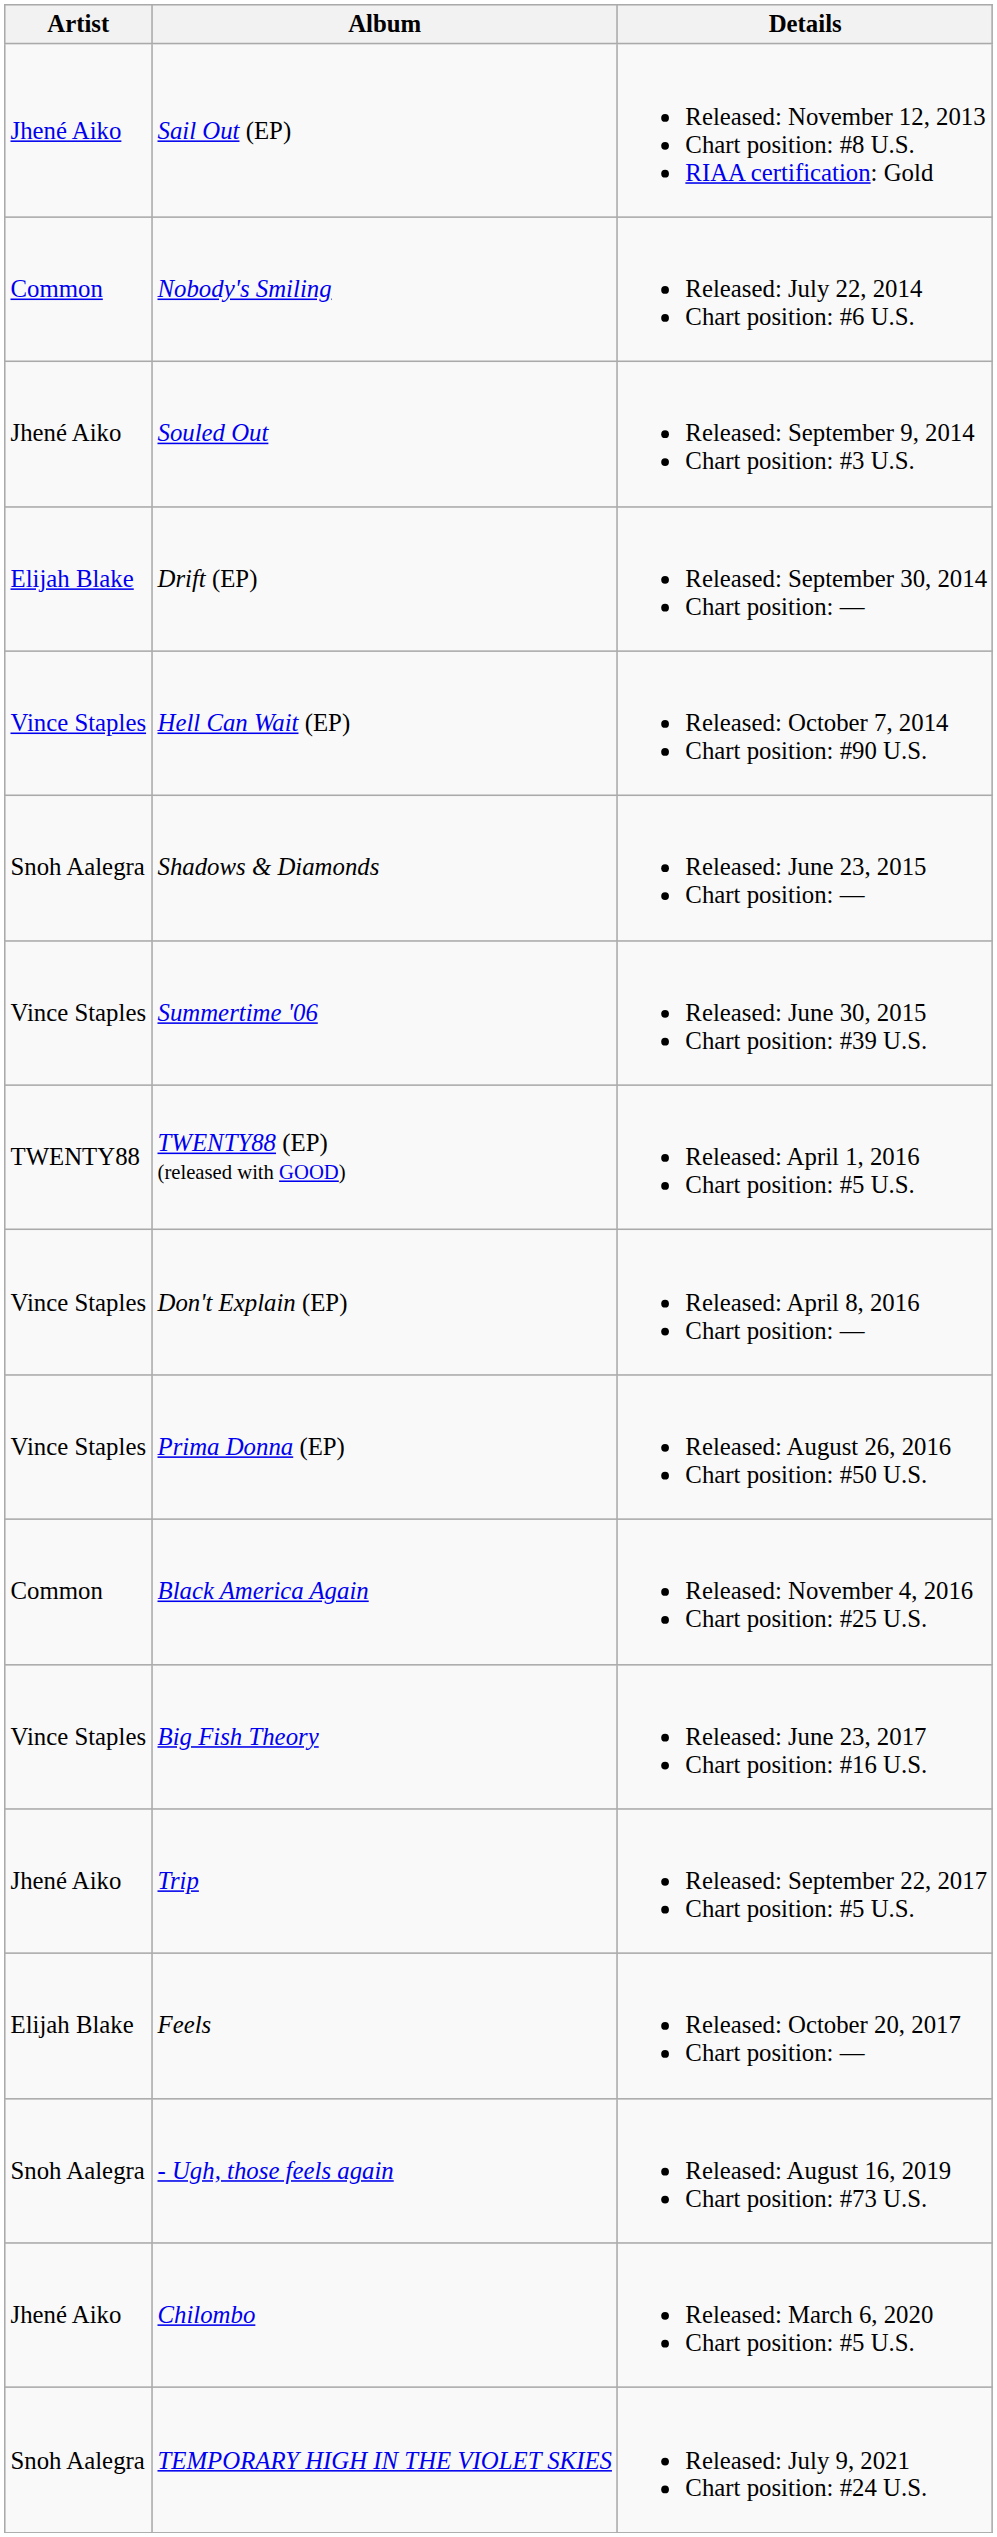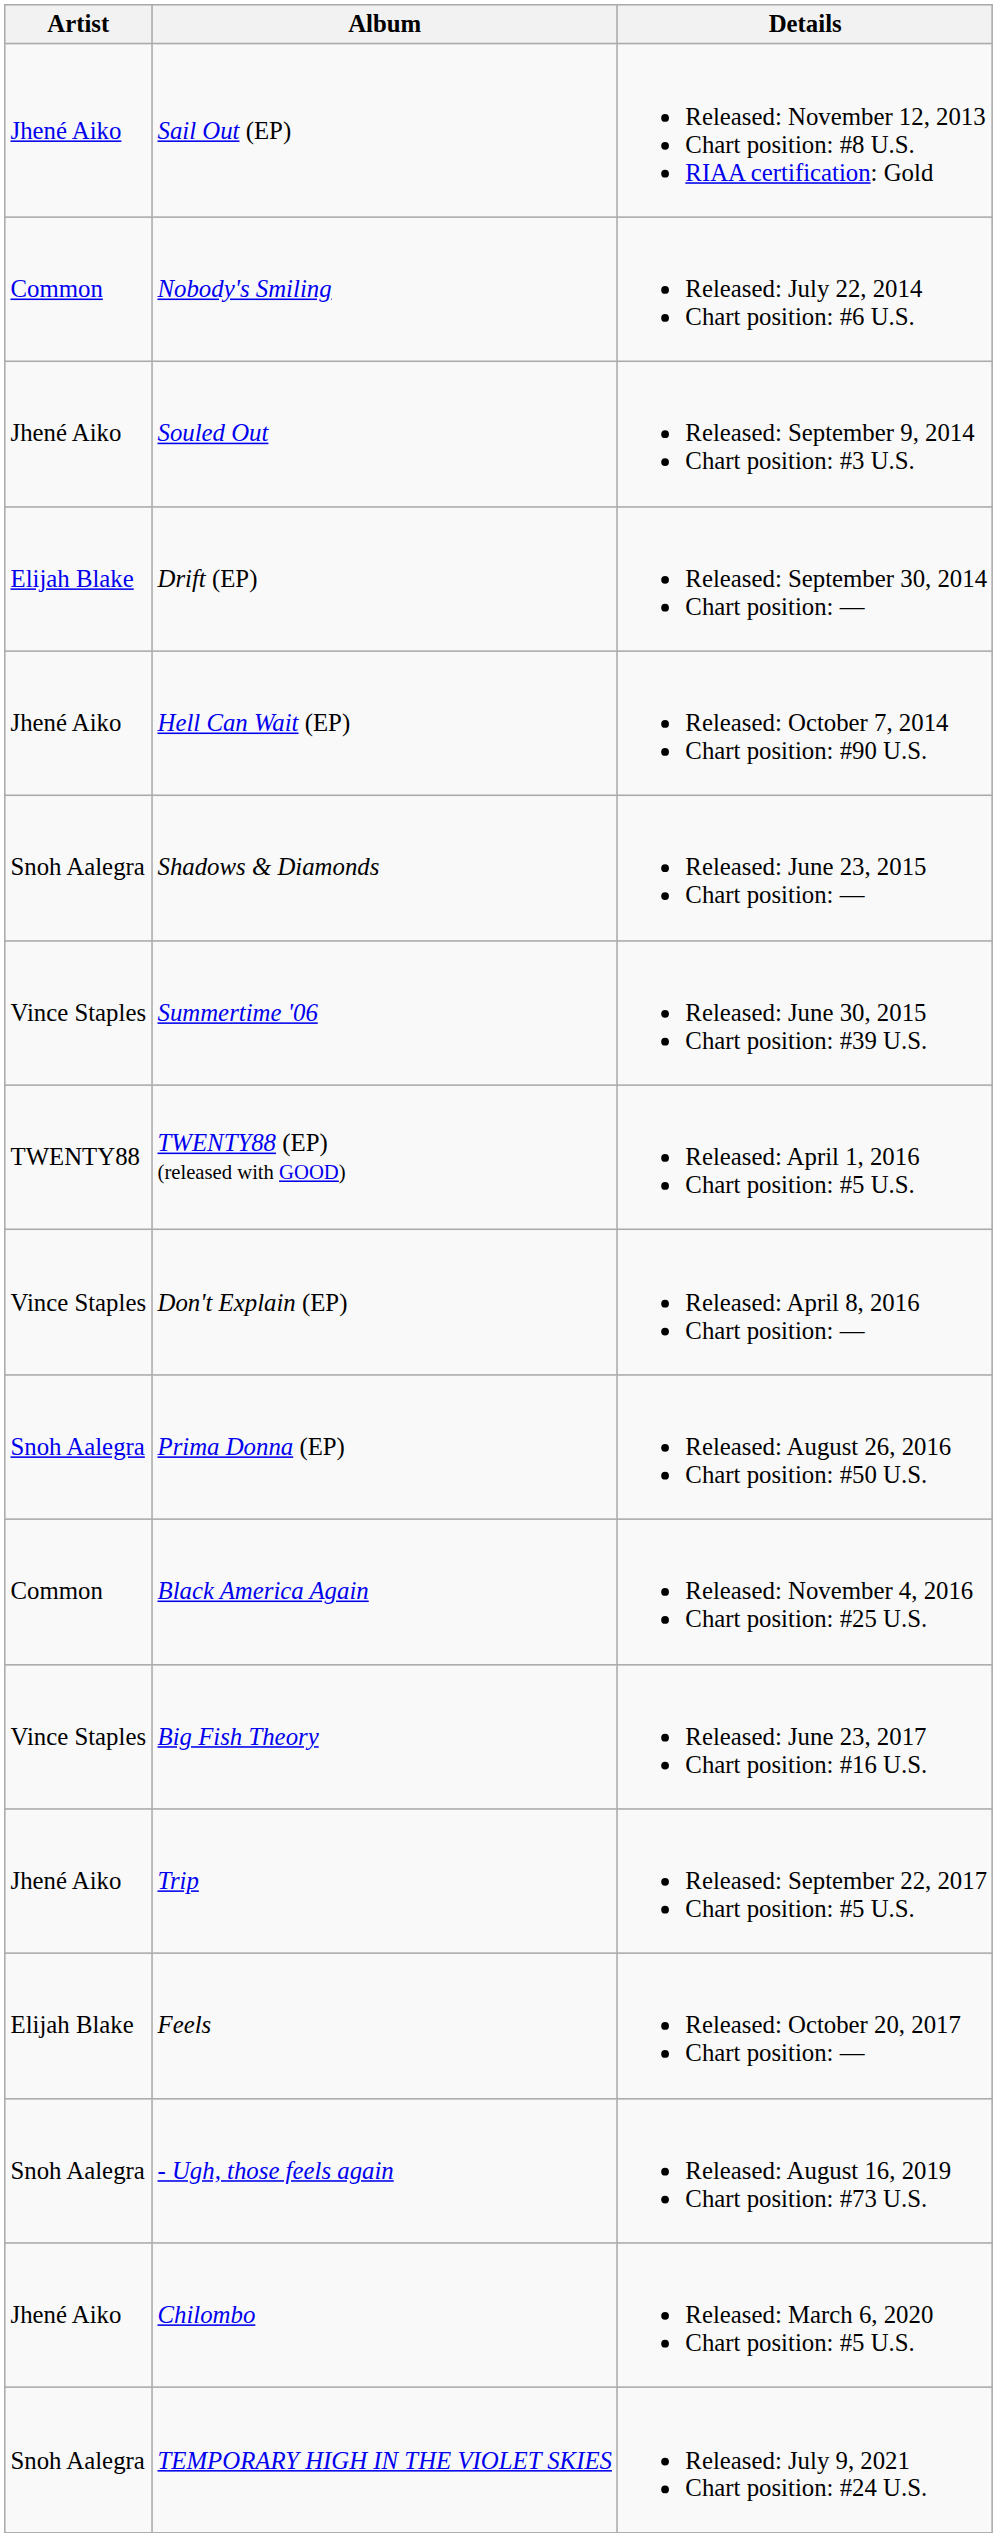(78, 723) Vince Staples -> (66, 723) Jhené Aiko
(78, 1446) Vince Staples -> (78, 1446) Snoh Aalegra
